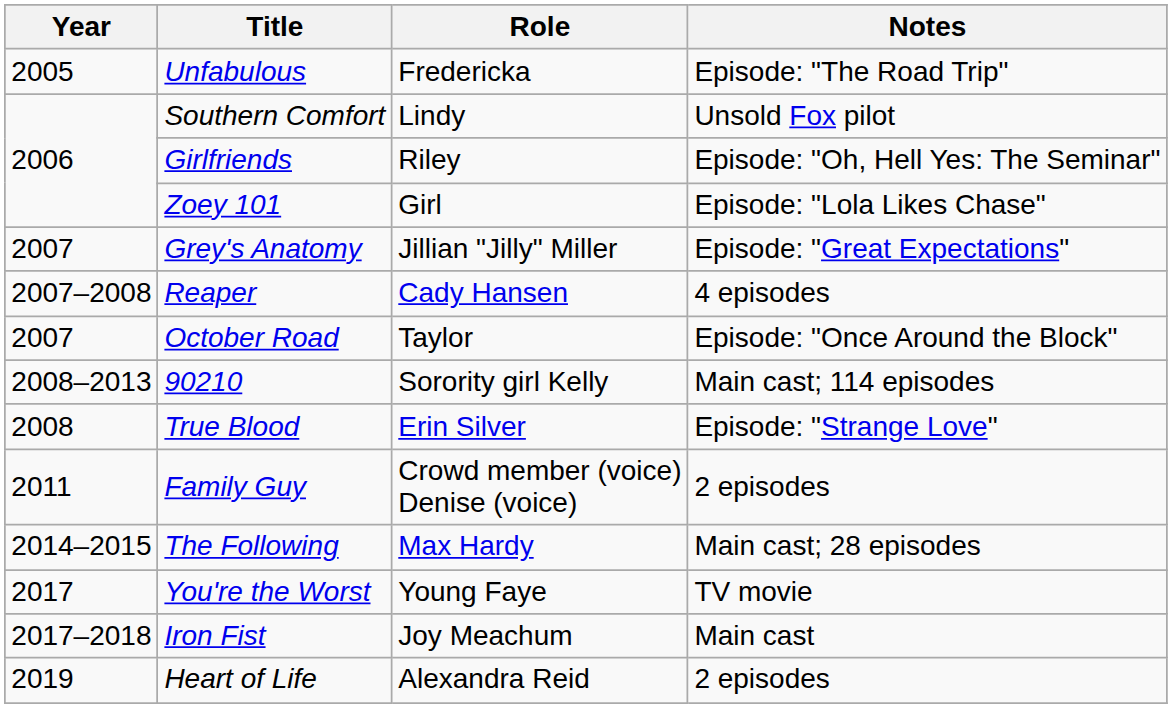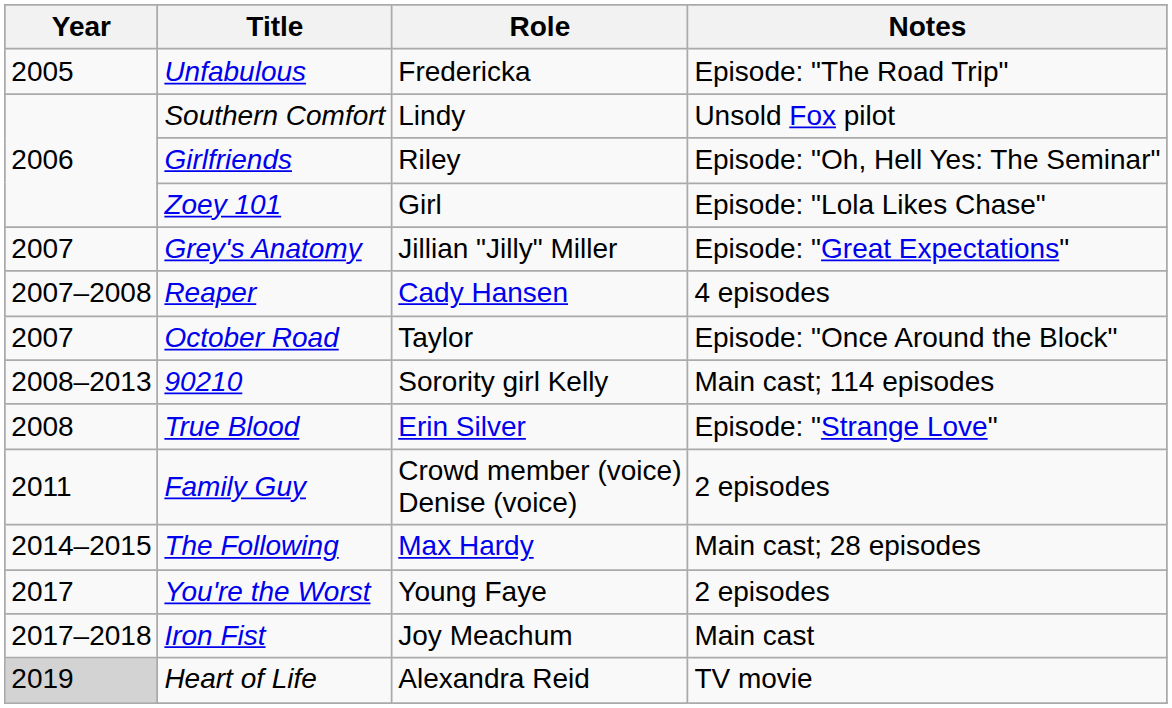(754, 591) TV movie -> (762, 591) 2 episodes
(42, 679) no background -> (42, 679) lightgrey background
(762, 679) 2 episodes -> (754, 679) TV movie
